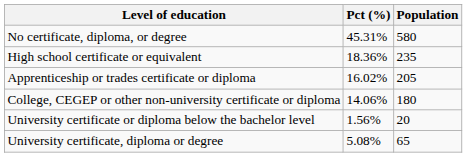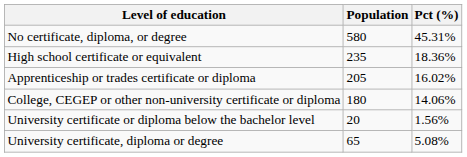columns swapped: (427, 15) <-> (368, 15)
